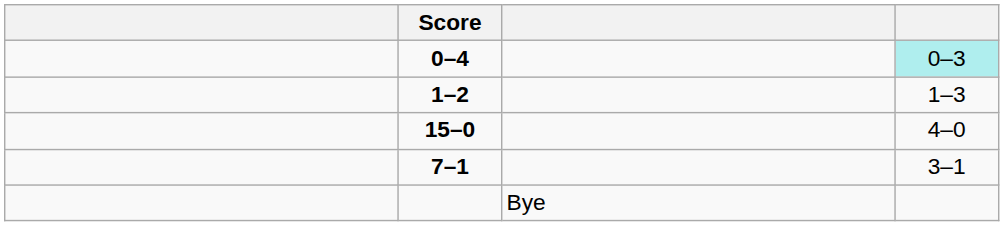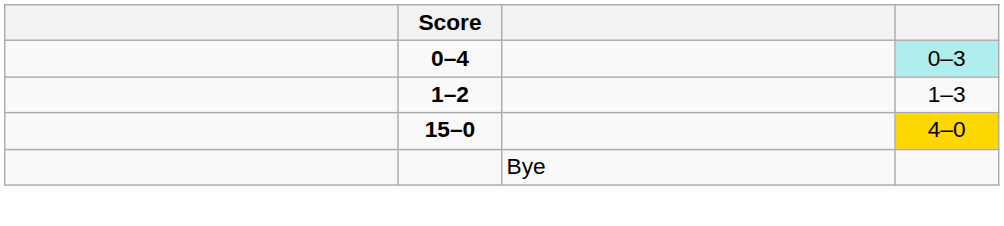(947, 130) no background -> (947, 130) gold background
- row: (450, 166)
